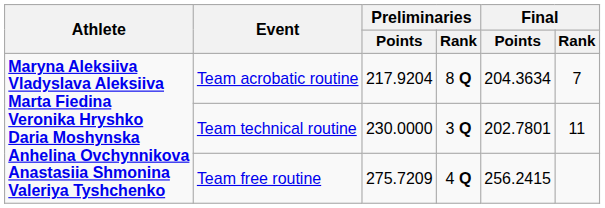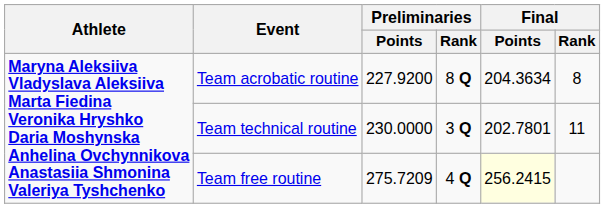(399, 79) 217.9204 -> (399, 79) 227.9200
(577, 79) 7 -> (577, 79) 8
(518, 179) no background -> (518, 179) lightyellow background
